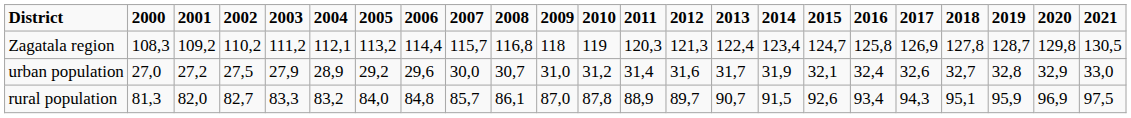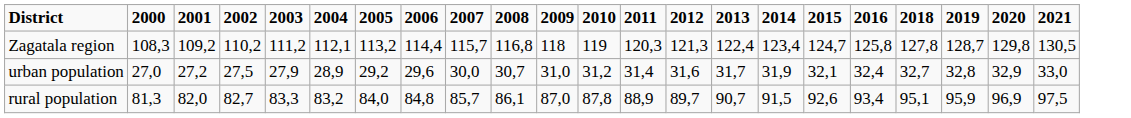- column: (917, 17)
